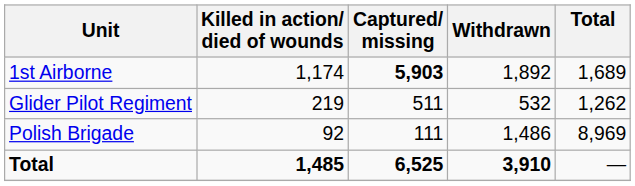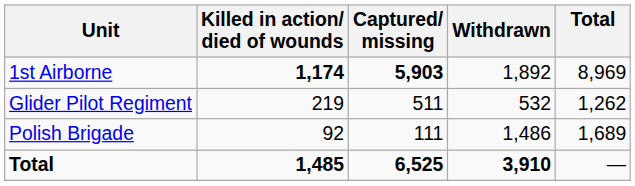(320, 72) normal -> (320, 72) bold
(602, 72) 1,689 -> (602, 72) 8,969
(602, 134) 8,969 -> (602, 134) 1,689
